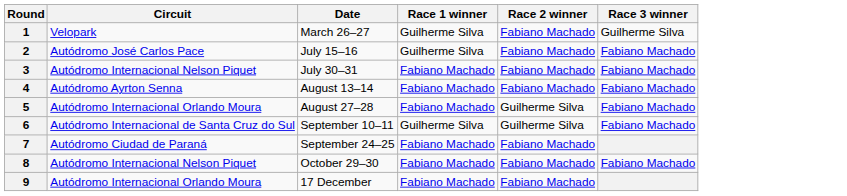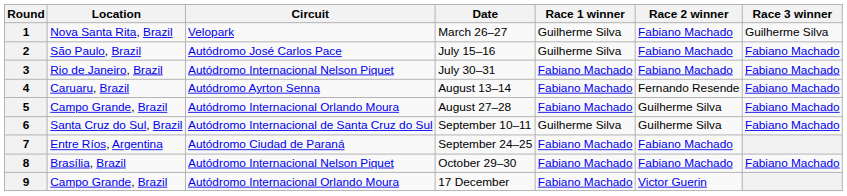+ column: (116, 13)
(548, 88) Fabiano Machado -> (689, 88) Fernando Resende
(548, 181) Fabiano Machado -> (673, 181) Victor Guerin
